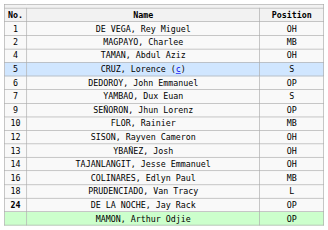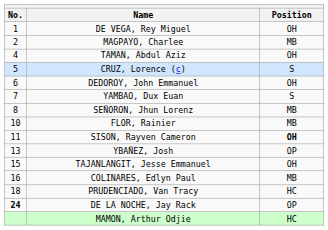(292, 83) OP -> (292, 83) OH
(15, 110) 9 -> (15, 110) 8
(292, 110) OP -> (292, 110) MB
(15, 137) 12 -> (15, 137) 11
(292, 137) normal -> (292, 137) bold
(292, 151) OH -> (292, 151) OP
(15, 164) 14 -> (15, 164) 15
(292, 191) L -> (292, 191) HC
(292, 218) OP -> (292, 218) HC
